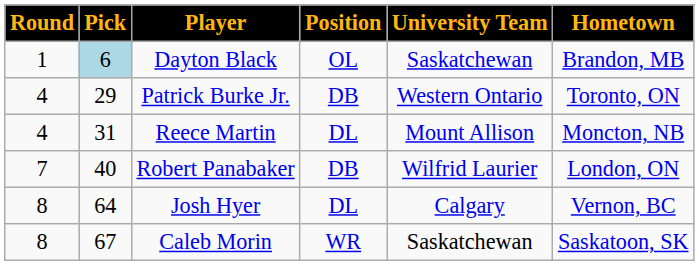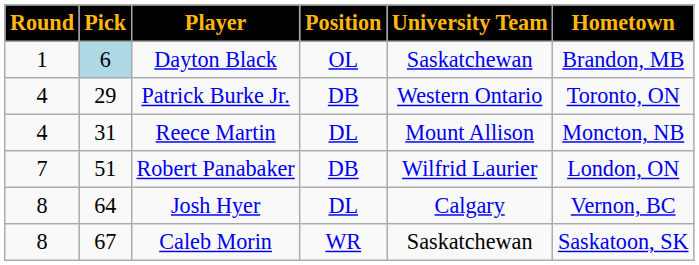(105, 169) 40 -> (105, 169) 51
